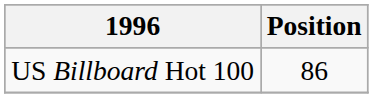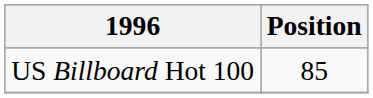(314, 69) 86 -> (314, 69) 85
